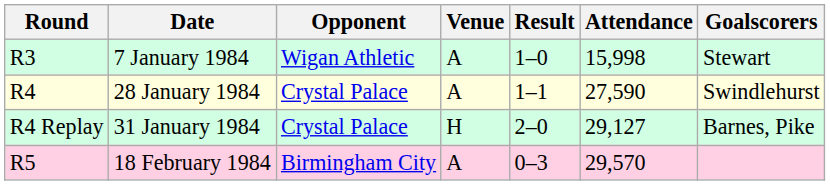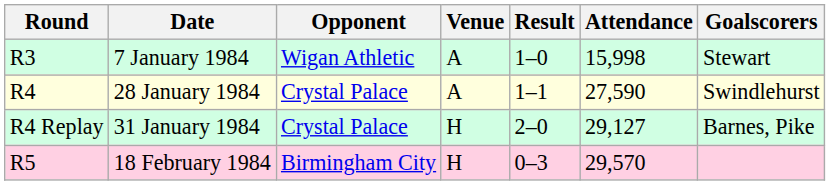(454, 162) A -> (454, 162) H
